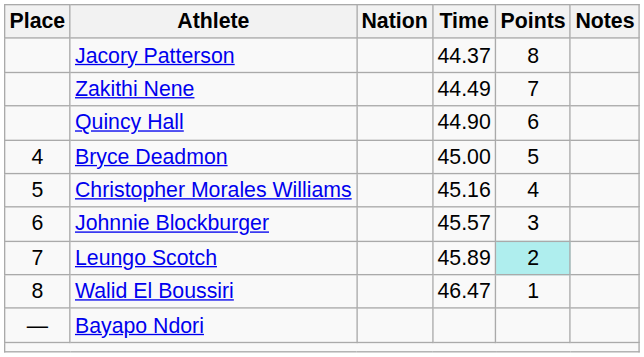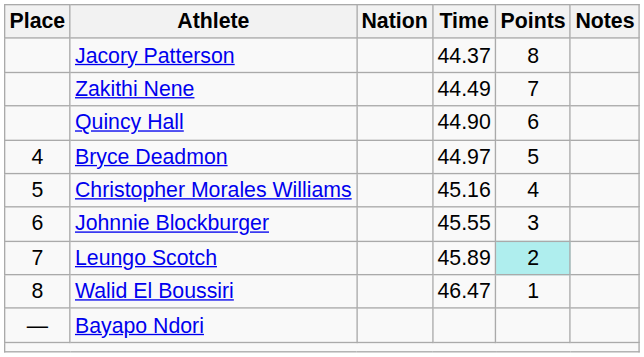(464, 156) 45.00 -> (464, 156) 44.97
(464, 223) 45.57 -> (464, 223) 45.55
